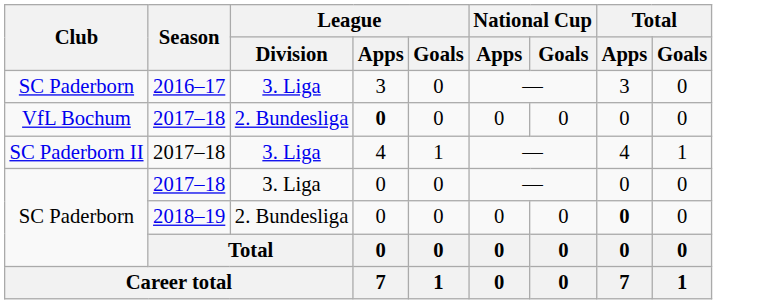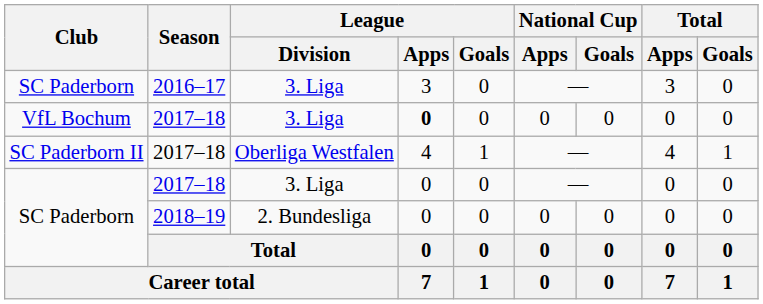(292, 119) 2. Bundesliga -> (314, 119) 3. Liga
(292, 151) 3. Liga -> (314, 151) Oberliga Westfalen
(624, 217) bold -> (670, 217) normal
